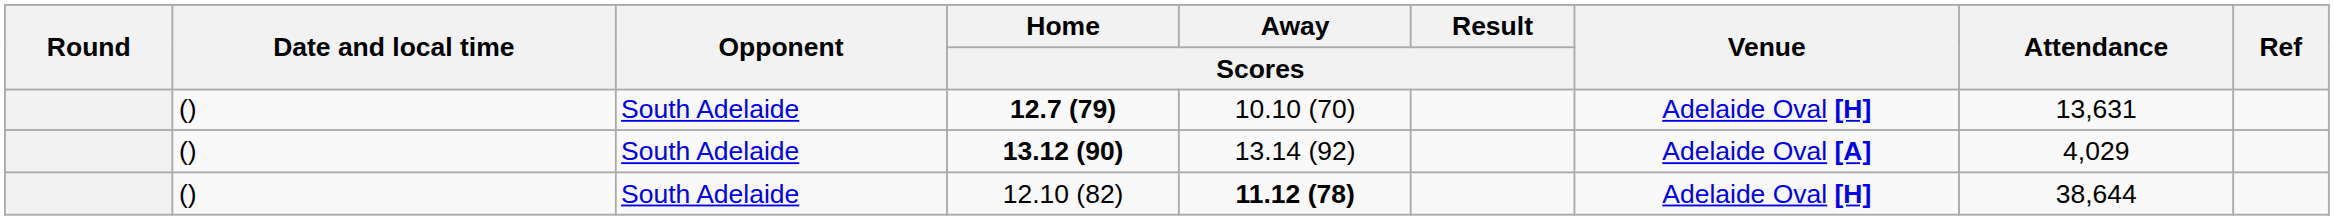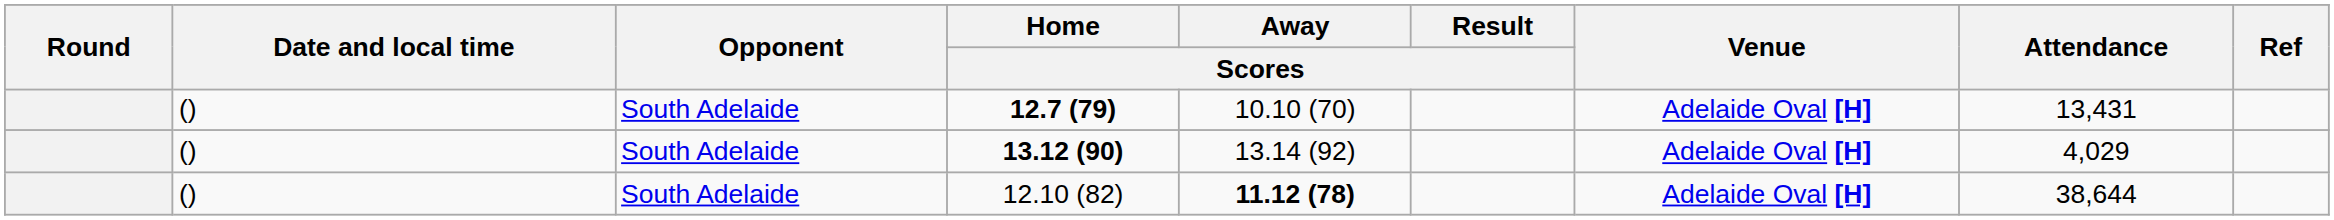(2096, 110) 13,631 -> (2096, 110) 13,431
(1767, 152) Adelaide Oval [A] -> (1767, 152) Adelaide Oval [H]
